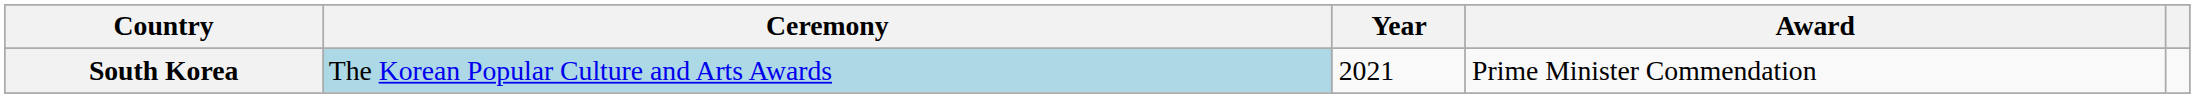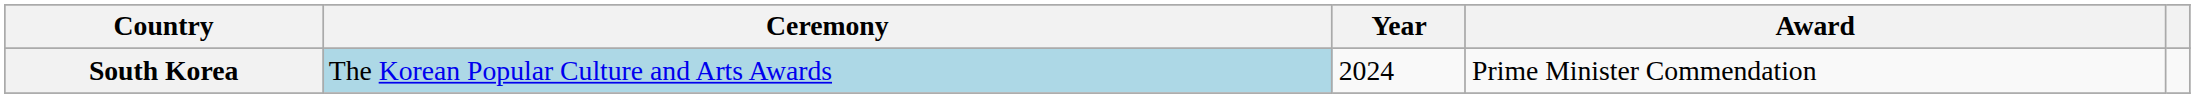(1366, 70) 2021 -> (1366, 70) 2024
